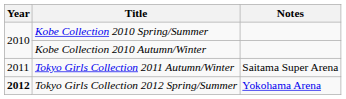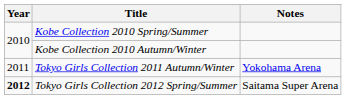(290, 67) Saitama Super Arena -> (282, 67) Yokohama Arena
(282, 85) Yokohama Arena -> (290, 85) Saitama Super Arena
